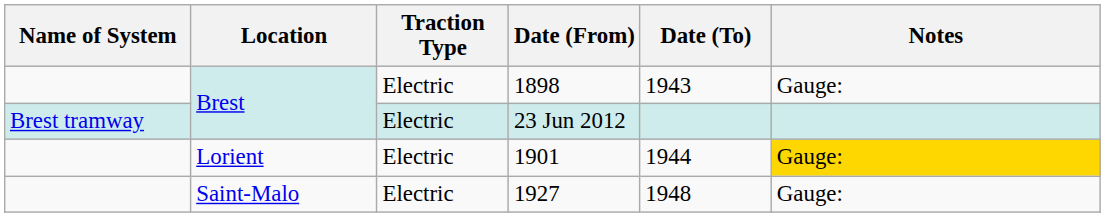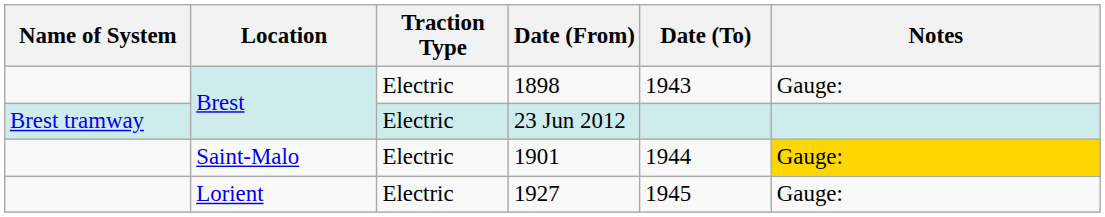(230, 157) Lorient -> (248, 157) Saint-Malo
(248, 193) Saint-Malo -> (230, 193) Lorient
(668, 193) 1948 -> (668, 193) 1945
